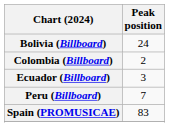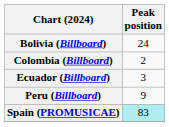(143, 95) 7 -> (143, 95) 9
(143, 113) no background -> (143, 113) paleturquoise background
